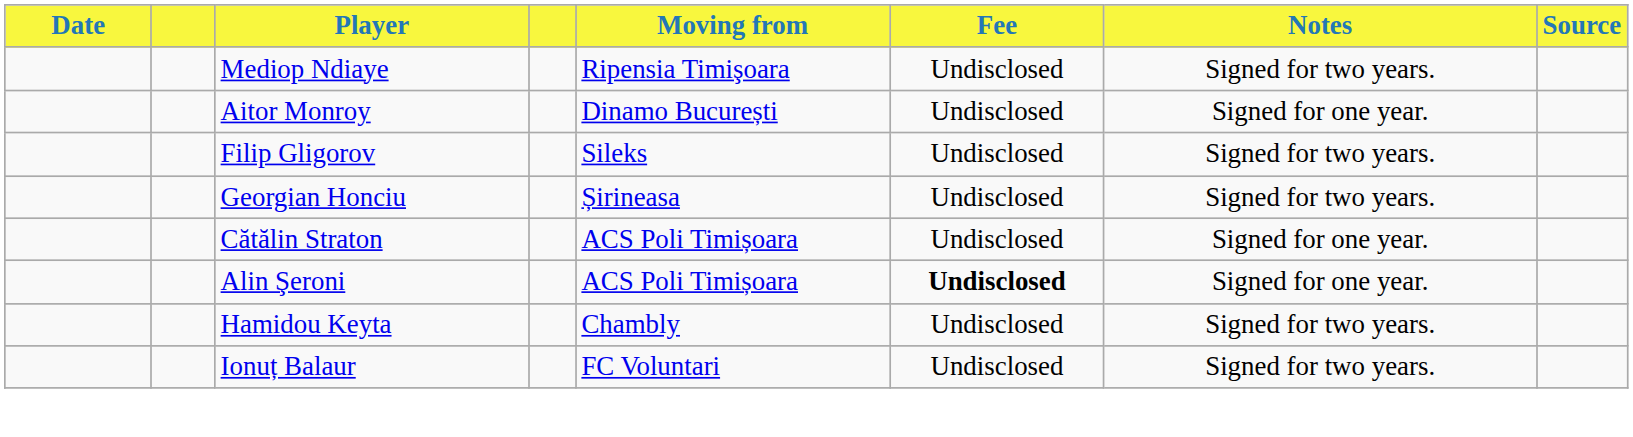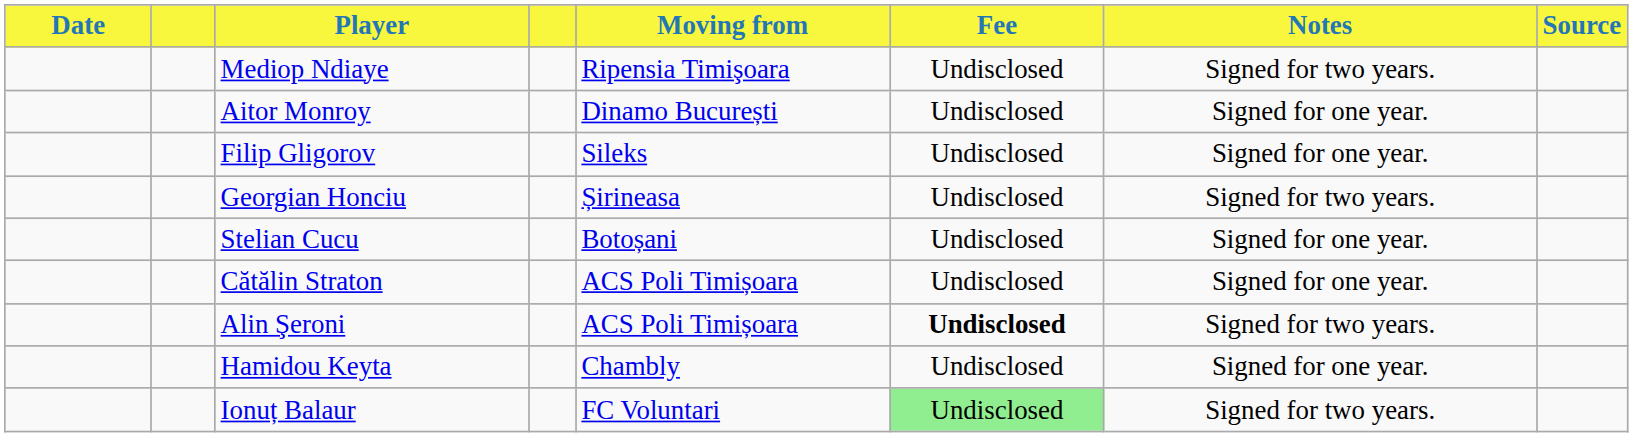(1320, 153) Signed for two years. -> (1320, 153) Signed for one year.
+ row: (290, 238)
(1320, 281) Signed for one year. -> (1320, 324) Signed for two years.
(1320, 324) Signed for two years. -> (1320, 366) Signed for one year.
(997, 366) no background -> (997, 409) lightgreen background
